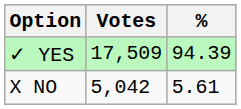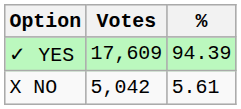(126, 54) 17,509 -> (126, 54) 17,609
